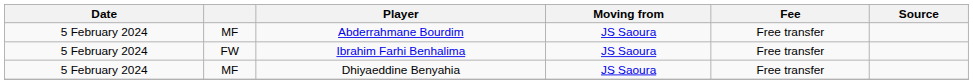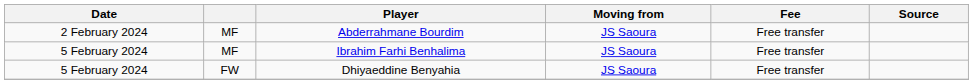(104, 32) 5 February 2024 -> (104, 32) 2 February 2024
(230, 51) FW -> (230, 51) MF
(230, 69) MF -> (230, 69) FW
